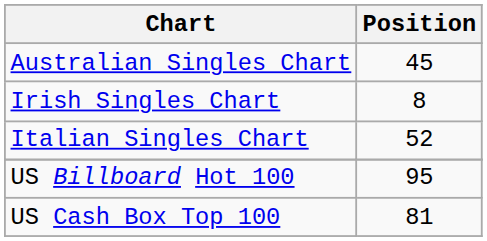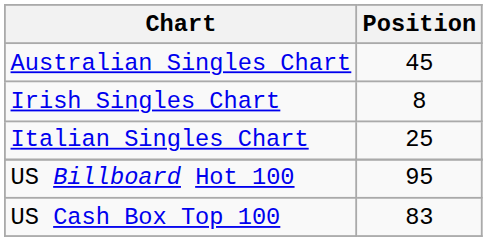(419, 140) 52 -> (419, 140) 25
(419, 217) 81 -> (419, 217) 83
